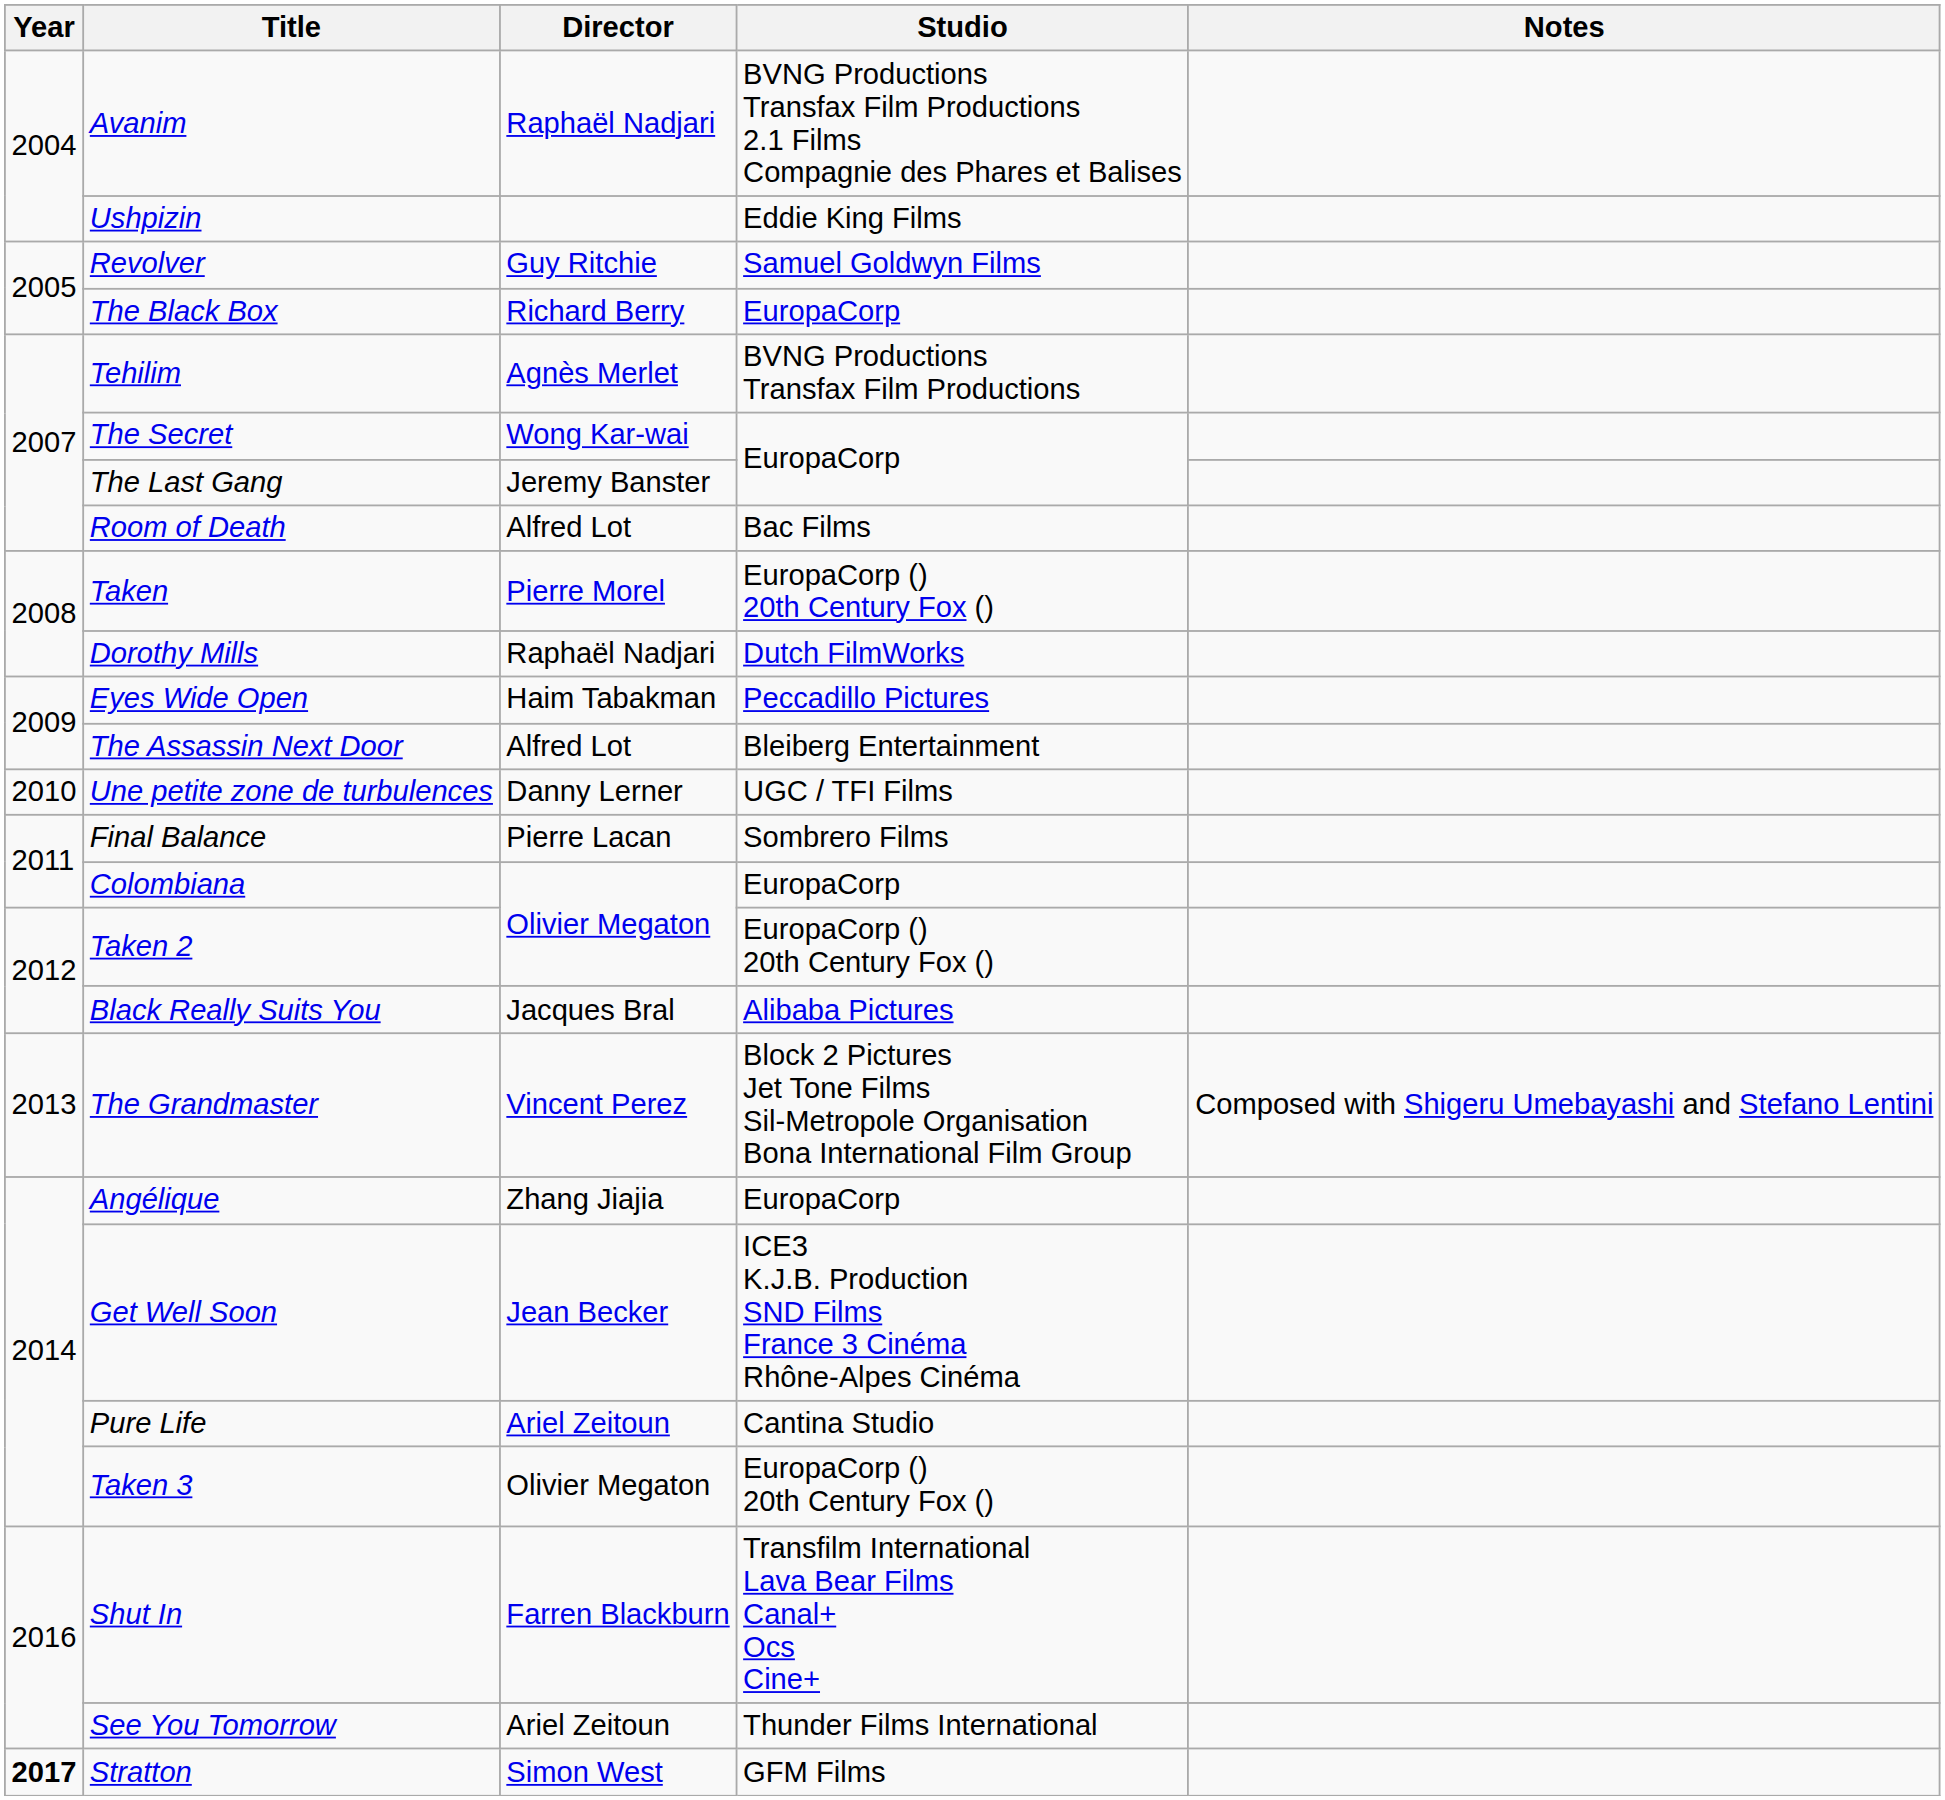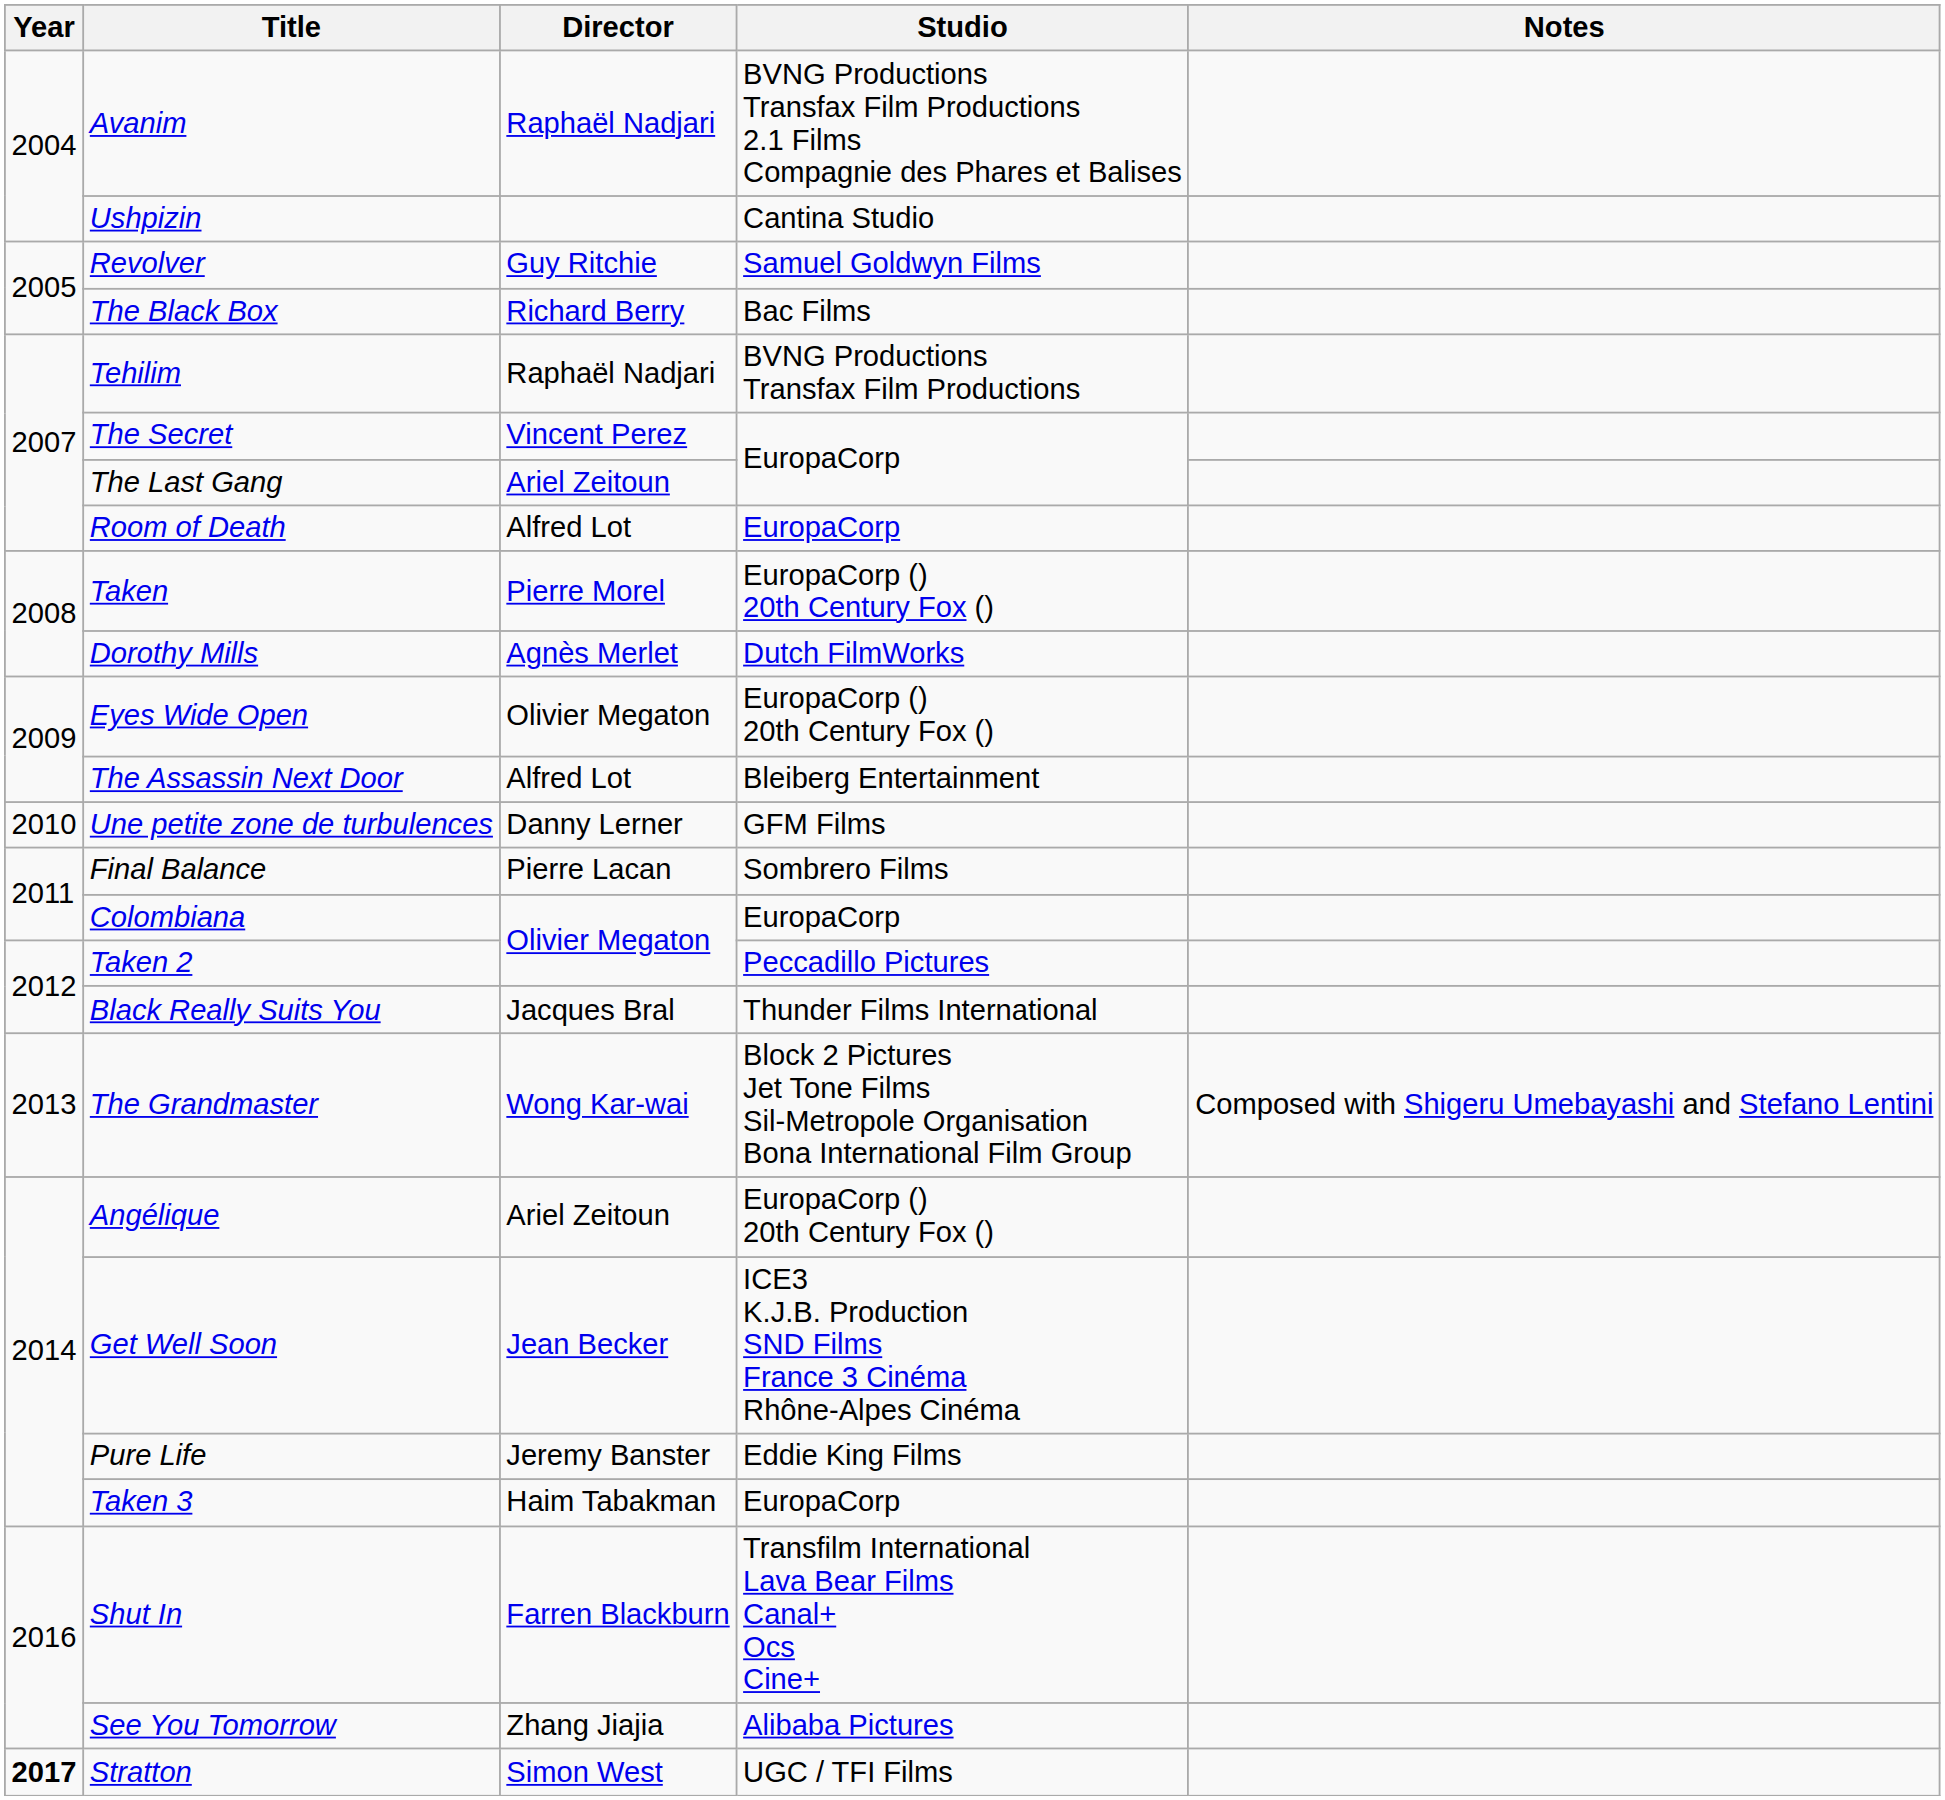(852, 218) Eddie King Films -> (839, 218) Cantina Studio
(822, 310) EuropaCorp -> (807, 310) Bac Films
(592, 373) Agnès Merlet -> (611, 373) Raphaël Nadjari
(598, 435) Wong Kar-wai -> (597, 435) Vincent Perez
(608, 481) Jeremy Banster -> (588, 481) Ariel Zeitoun
(807, 528) Bac Films -> (822, 528) EuropaCorp
(611, 653) Raphaël Nadjari -> (592, 653) Agnès Merlet
(611, 699) Haim Tabakman -> (608, 715) Olivier Megaton
(866, 699) Peccadillo Pictures -> (869, 715) EuropaCorp () 20th Century Fox ()
(848, 791) UGC / TFI Films -> (814, 824) GFM Films
(869, 946) EuropaCorp () 20th Century Fox () -> (866, 963) Peccadillo Pictures
(848, 1009) Alibaba Pictures -> (920, 1009) Thunder Films International
(597, 1104) Vincent Perez -> (598, 1104) Wong Kar-wai
(585, 1199) Zhang Jiajia -> (588, 1216) Ariel Zeitoun
(822, 1199) EuropaCorp -> (869, 1216) EuropaCorp () 20th Century Fox ()
(588, 1423) Ariel Zeitoun -> (608, 1456) Jeremy Banster
(839, 1423) Cantina Studio -> (852, 1456) Eddie King Films
(608, 1485) Olivier Megaton -> (611, 1502) Haim Tabakman
(869, 1485) EuropaCorp () 20th Century Fox () -> (822, 1502) EuropaCorp
(588, 1725) Ariel Zeitoun -> (585, 1725) Zhang Jiajia
(920, 1725) Thunder Films International -> (848, 1725) Alibaba Pictures
(814, 1771) GFM Films -> (848, 1771) UGC / TFI Films
